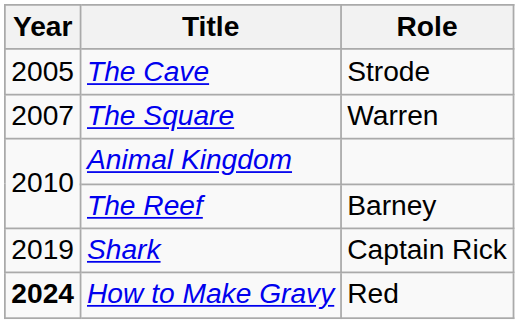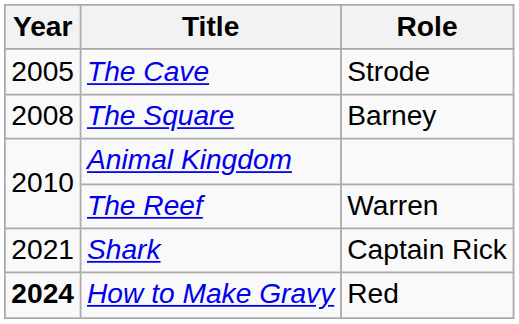(43, 116) 2007 -> (43, 116) 2008
(393, 116) Warren -> (392, 116) Barney
(392, 205) Barney -> (393, 205) Warren
(43, 250) 2019 -> (43, 250) 2021
